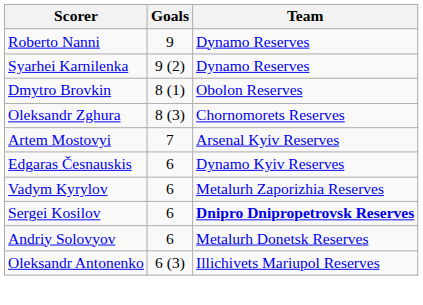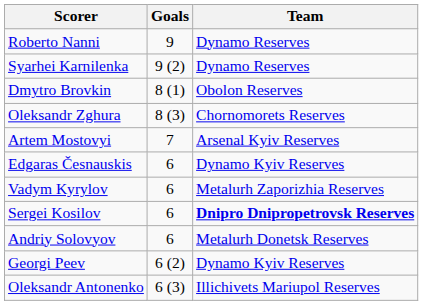+ row: (46, 262)
